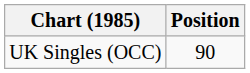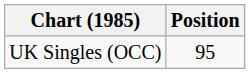(205, 52) 90 -> (205, 52) 95
